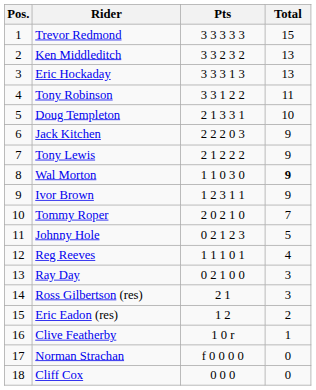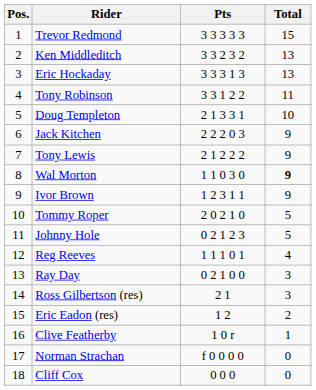(288, 214) 7 -> (288, 214) 5
